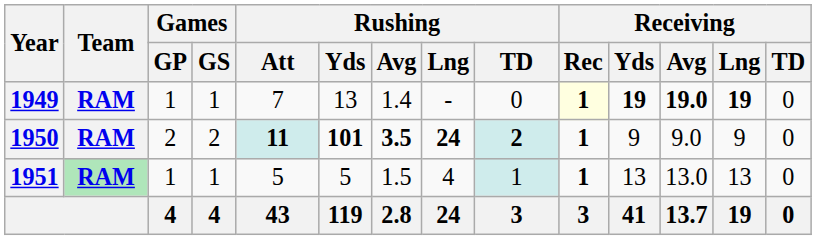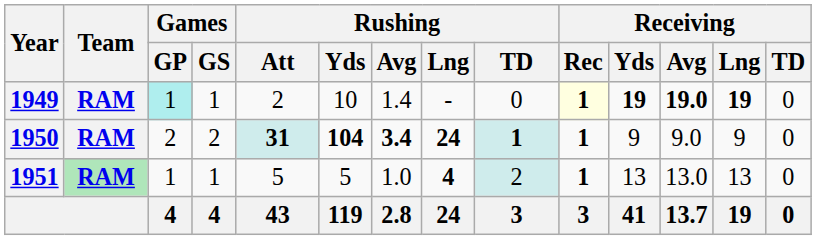(170, 100) no background -> (170, 100) paleturquoise background
(278, 100) 7 -> (278, 100) 2
(345, 100) 13 -> (345, 100) 10
(278, 138) 11 -> (278, 138) 31
(345, 138) 101 -> (345, 138) 104
(396, 138) 3.5 -> (396, 138) 3.4
(516, 138) 2 -> (516, 138) 1
(396, 176) 1.5 -> (396, 176) 1.0
(448, 176) normal -> (448, 176) bold
(516, 176) 1 -> (516, 176) 2
